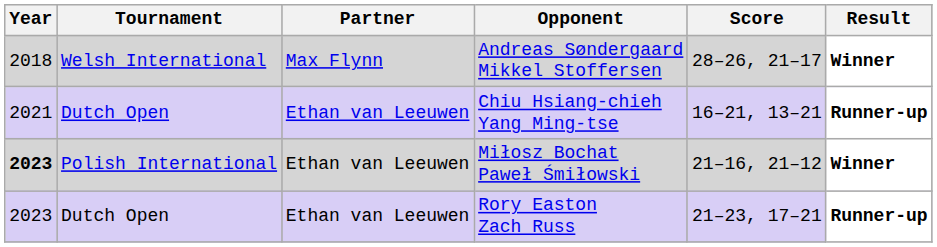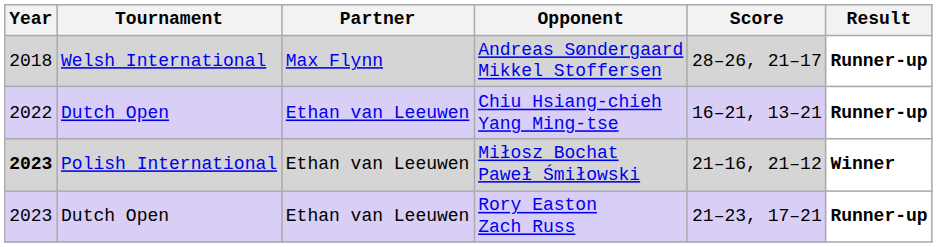(863, 61) Winner -> (879, 61) Runner-up
(31, 112) 2021 -> (31, 112) 2022
